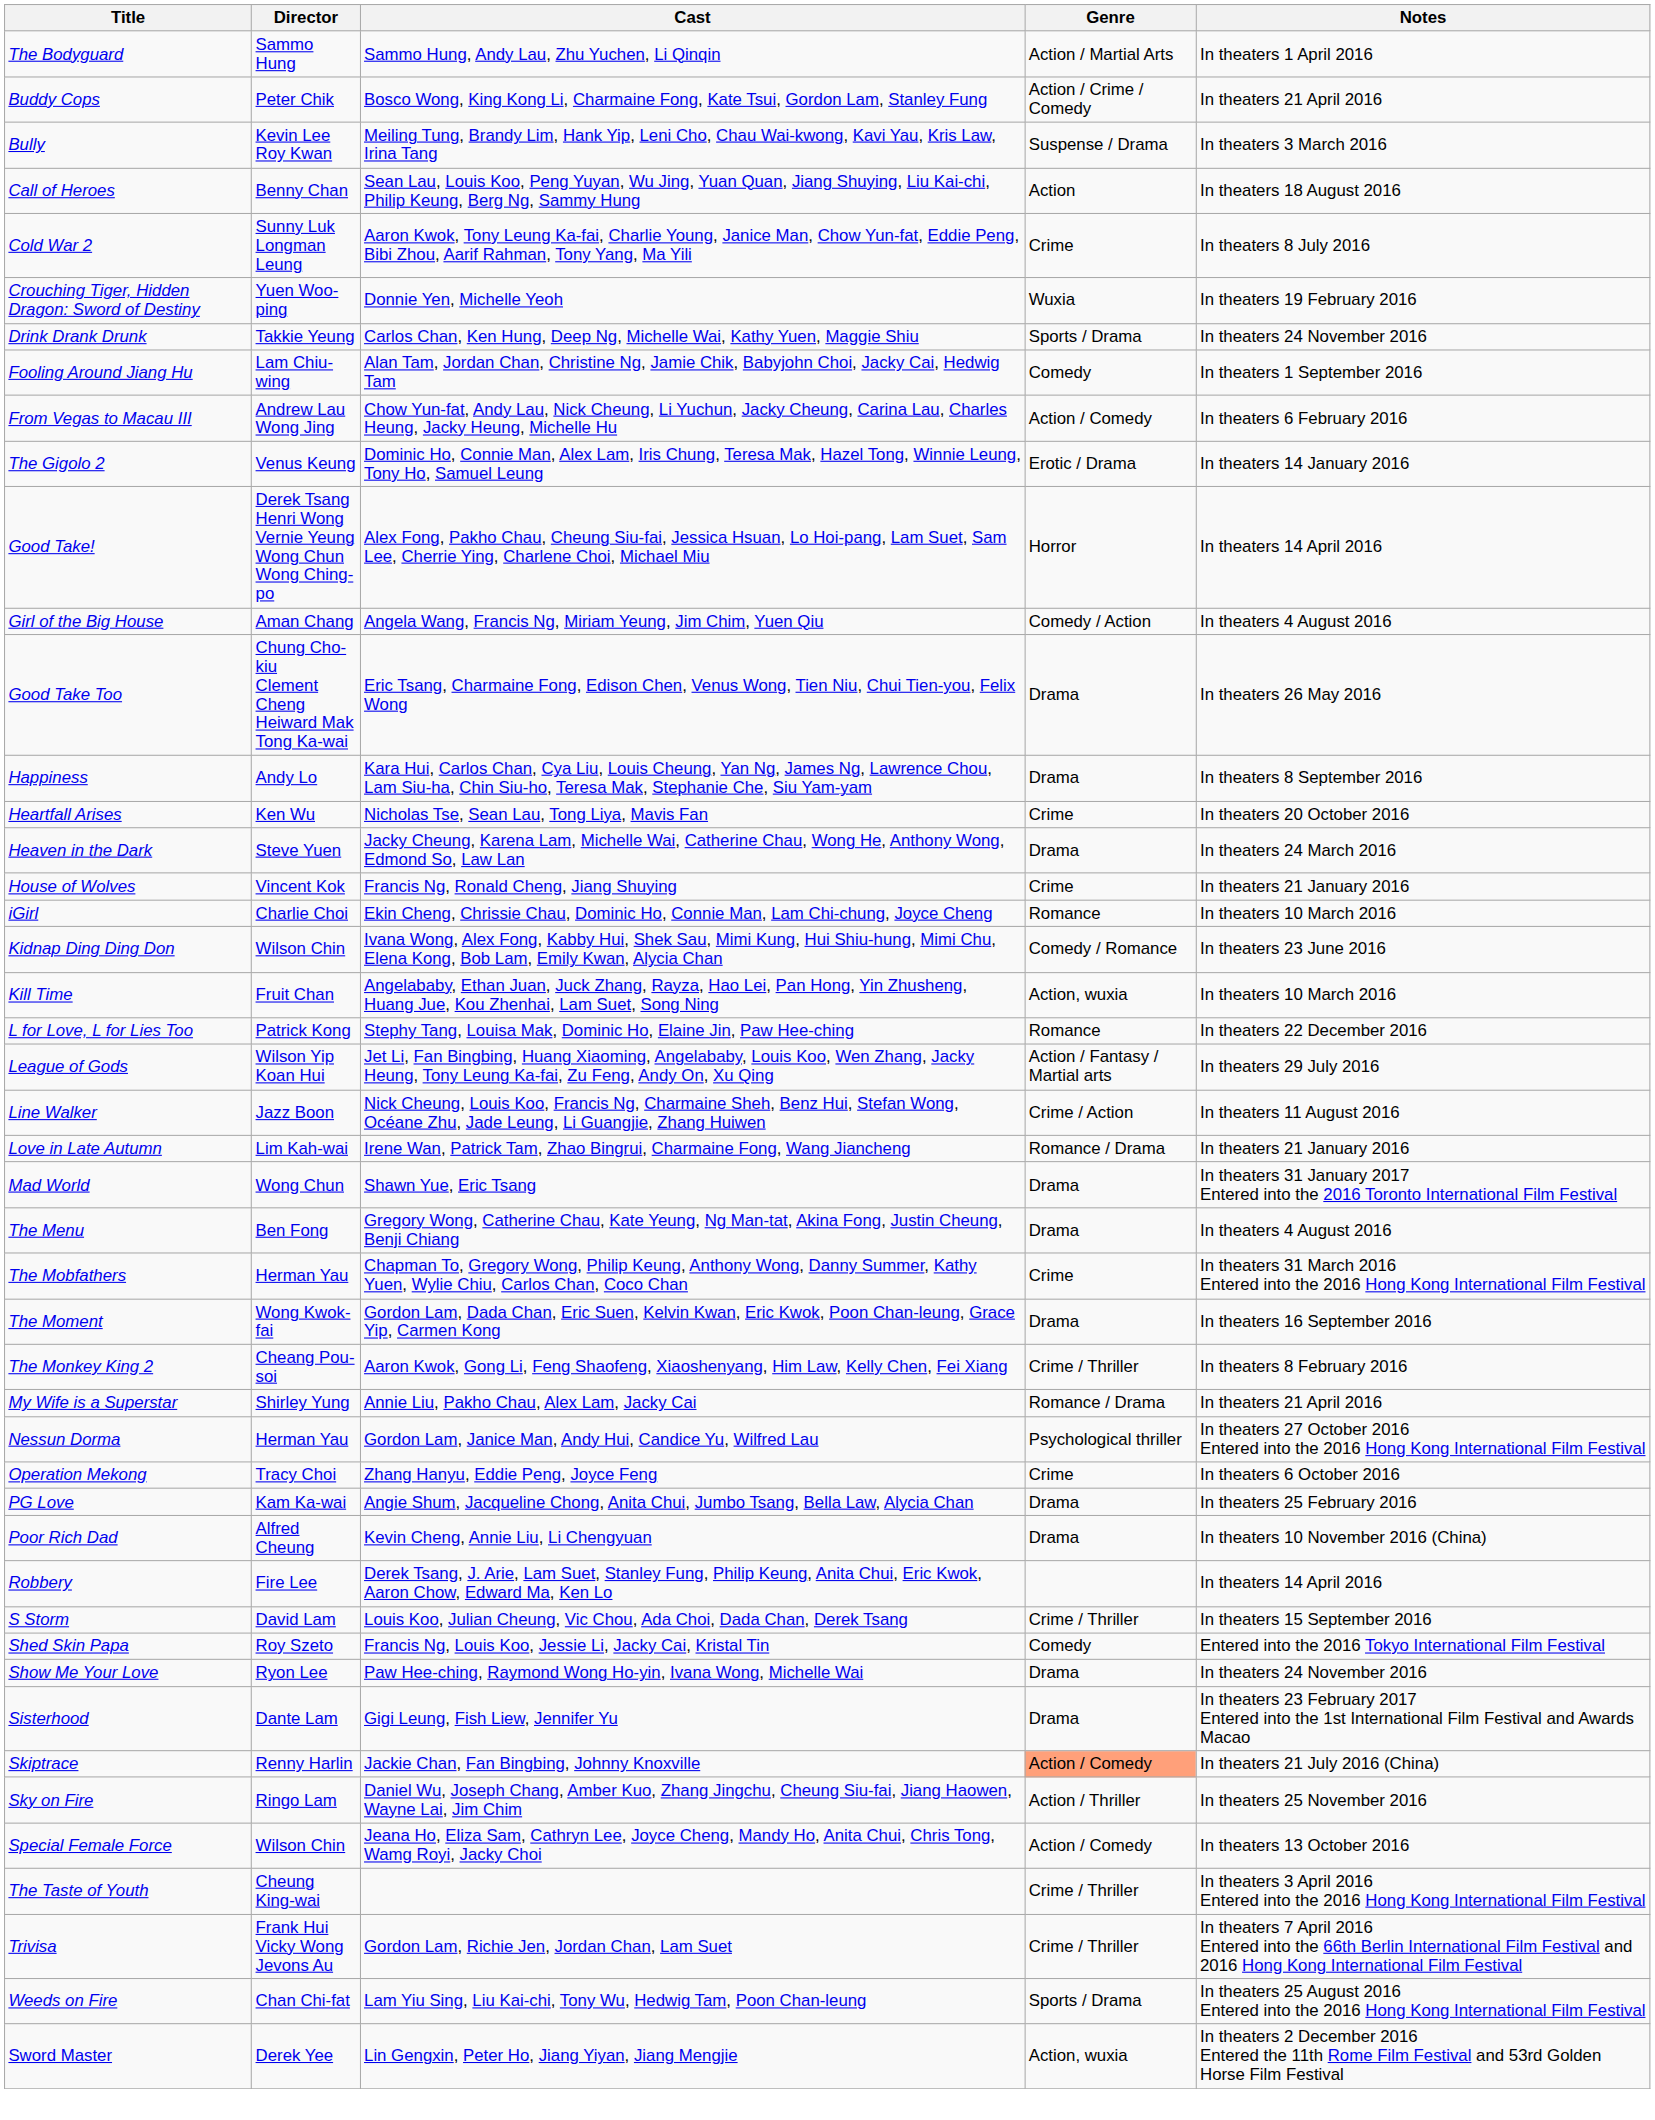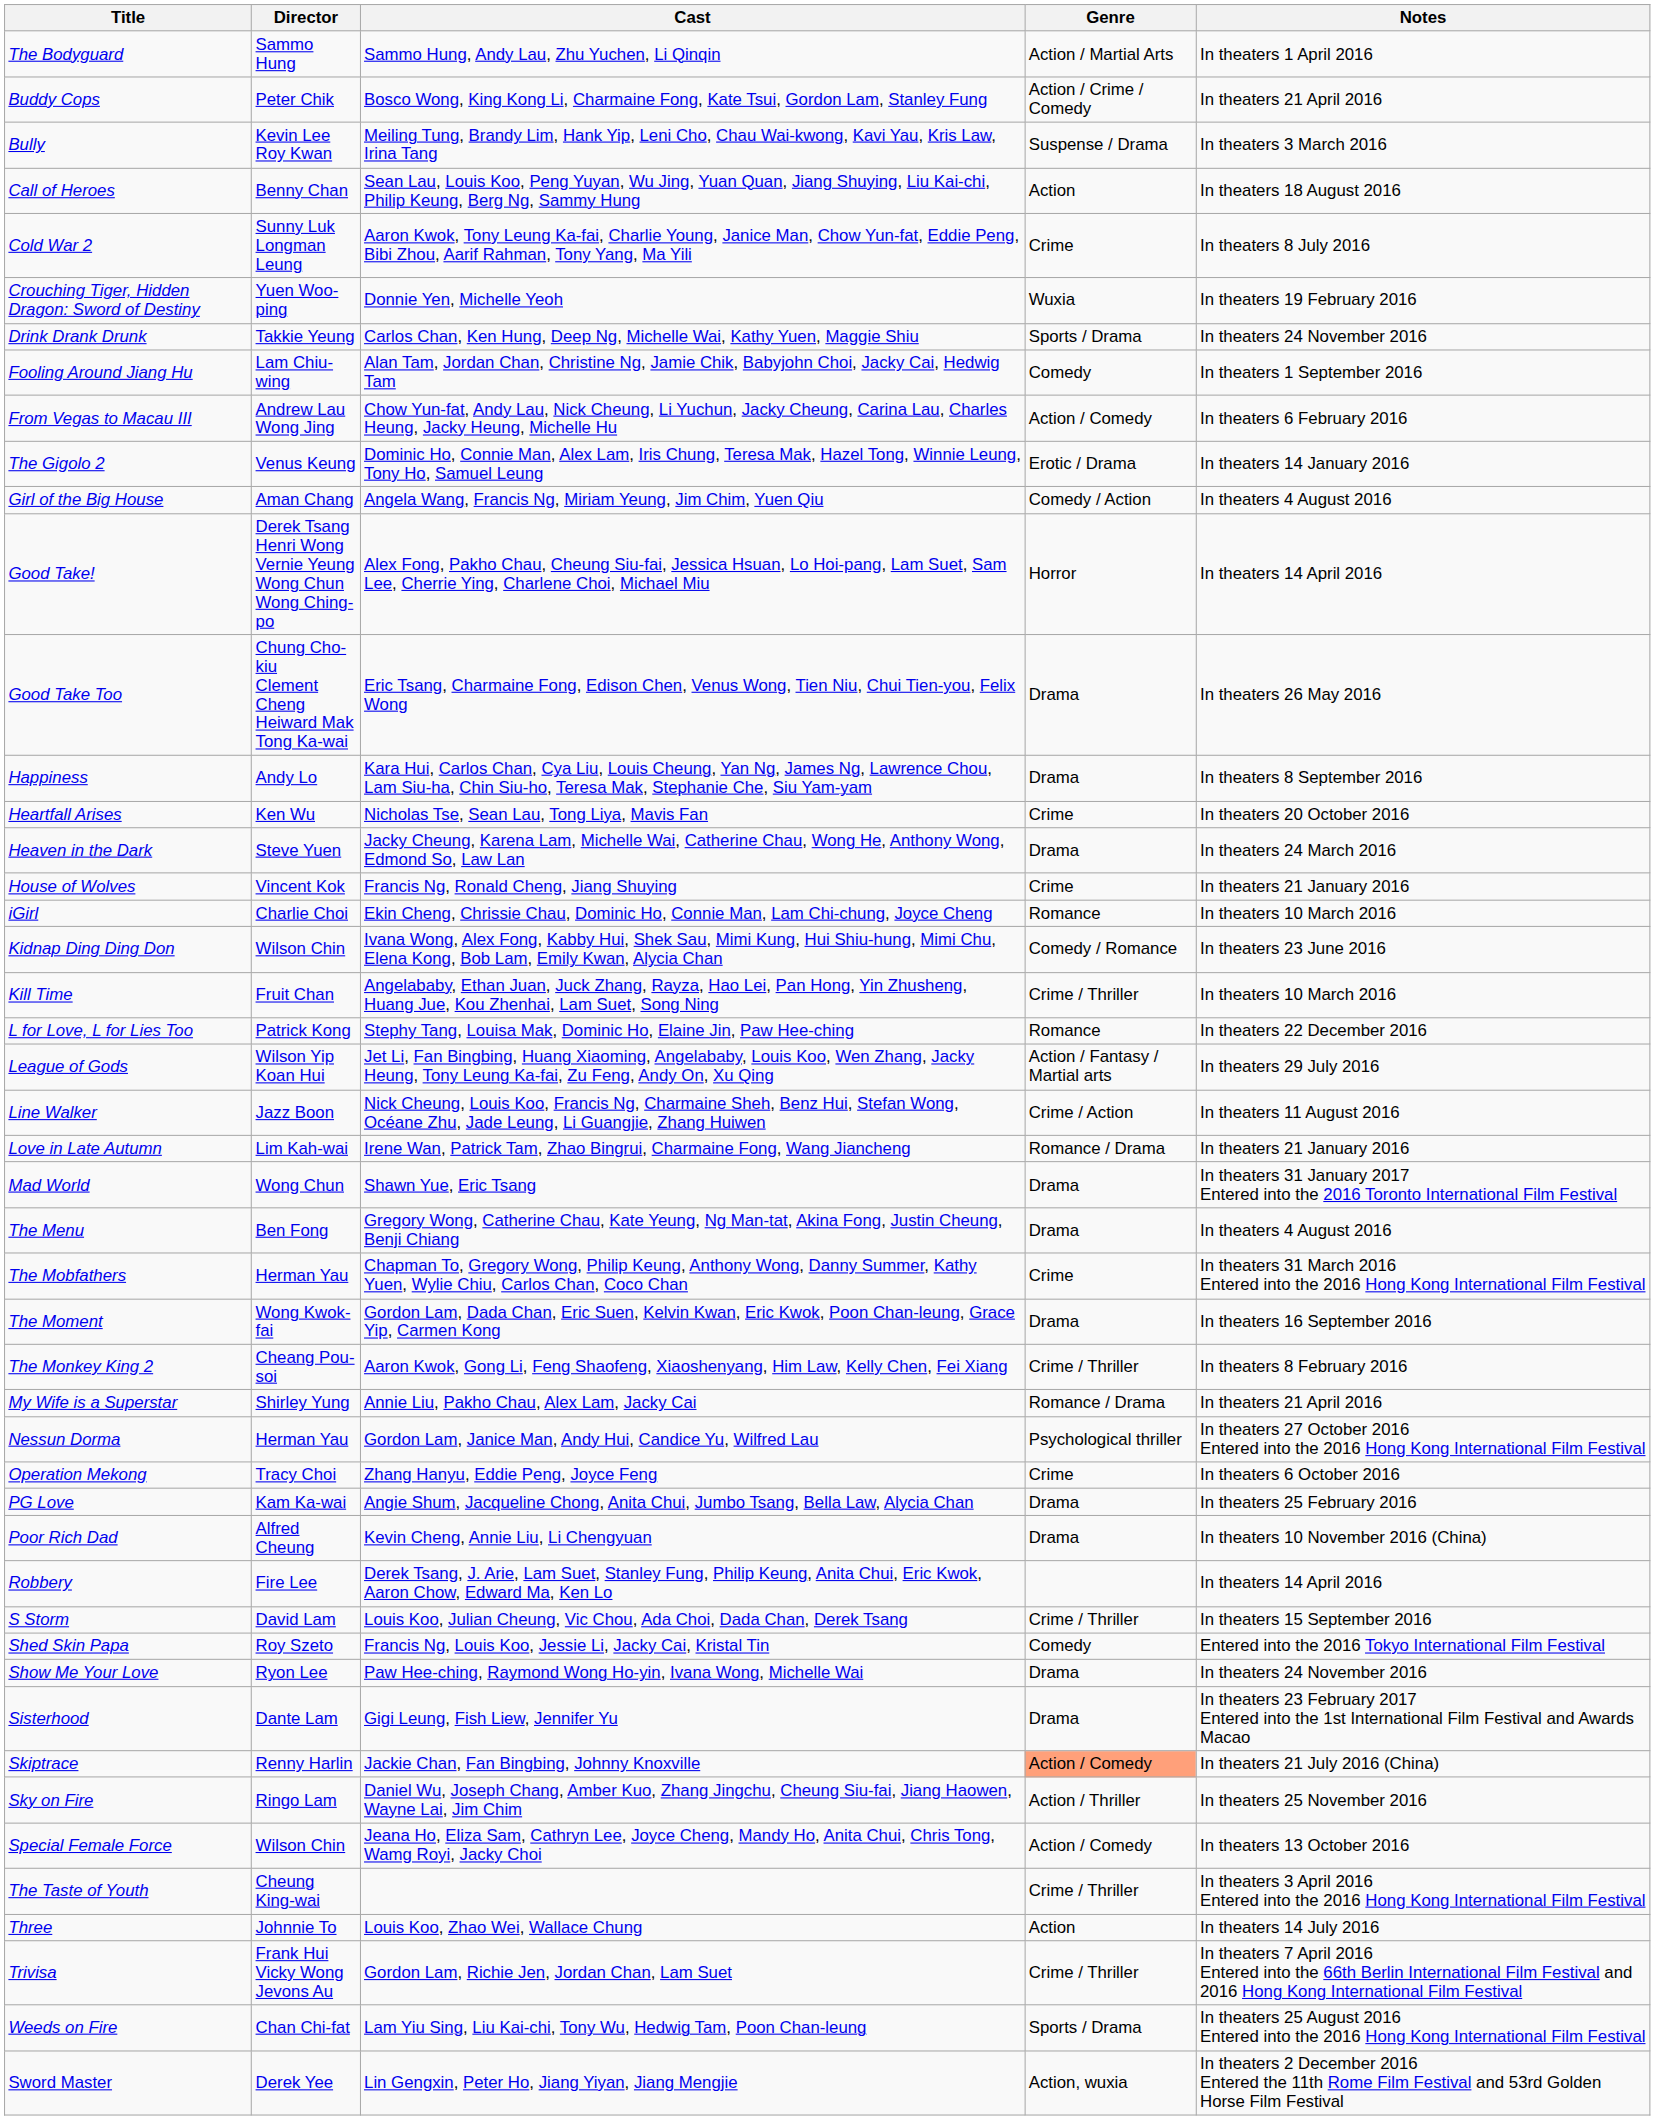rows swapped: (86, 621) <-> (52, 547)
(1078, 994) Action, wuxia -> (1084, 994) Crime / Thriller
+ row: (30, 1927)
